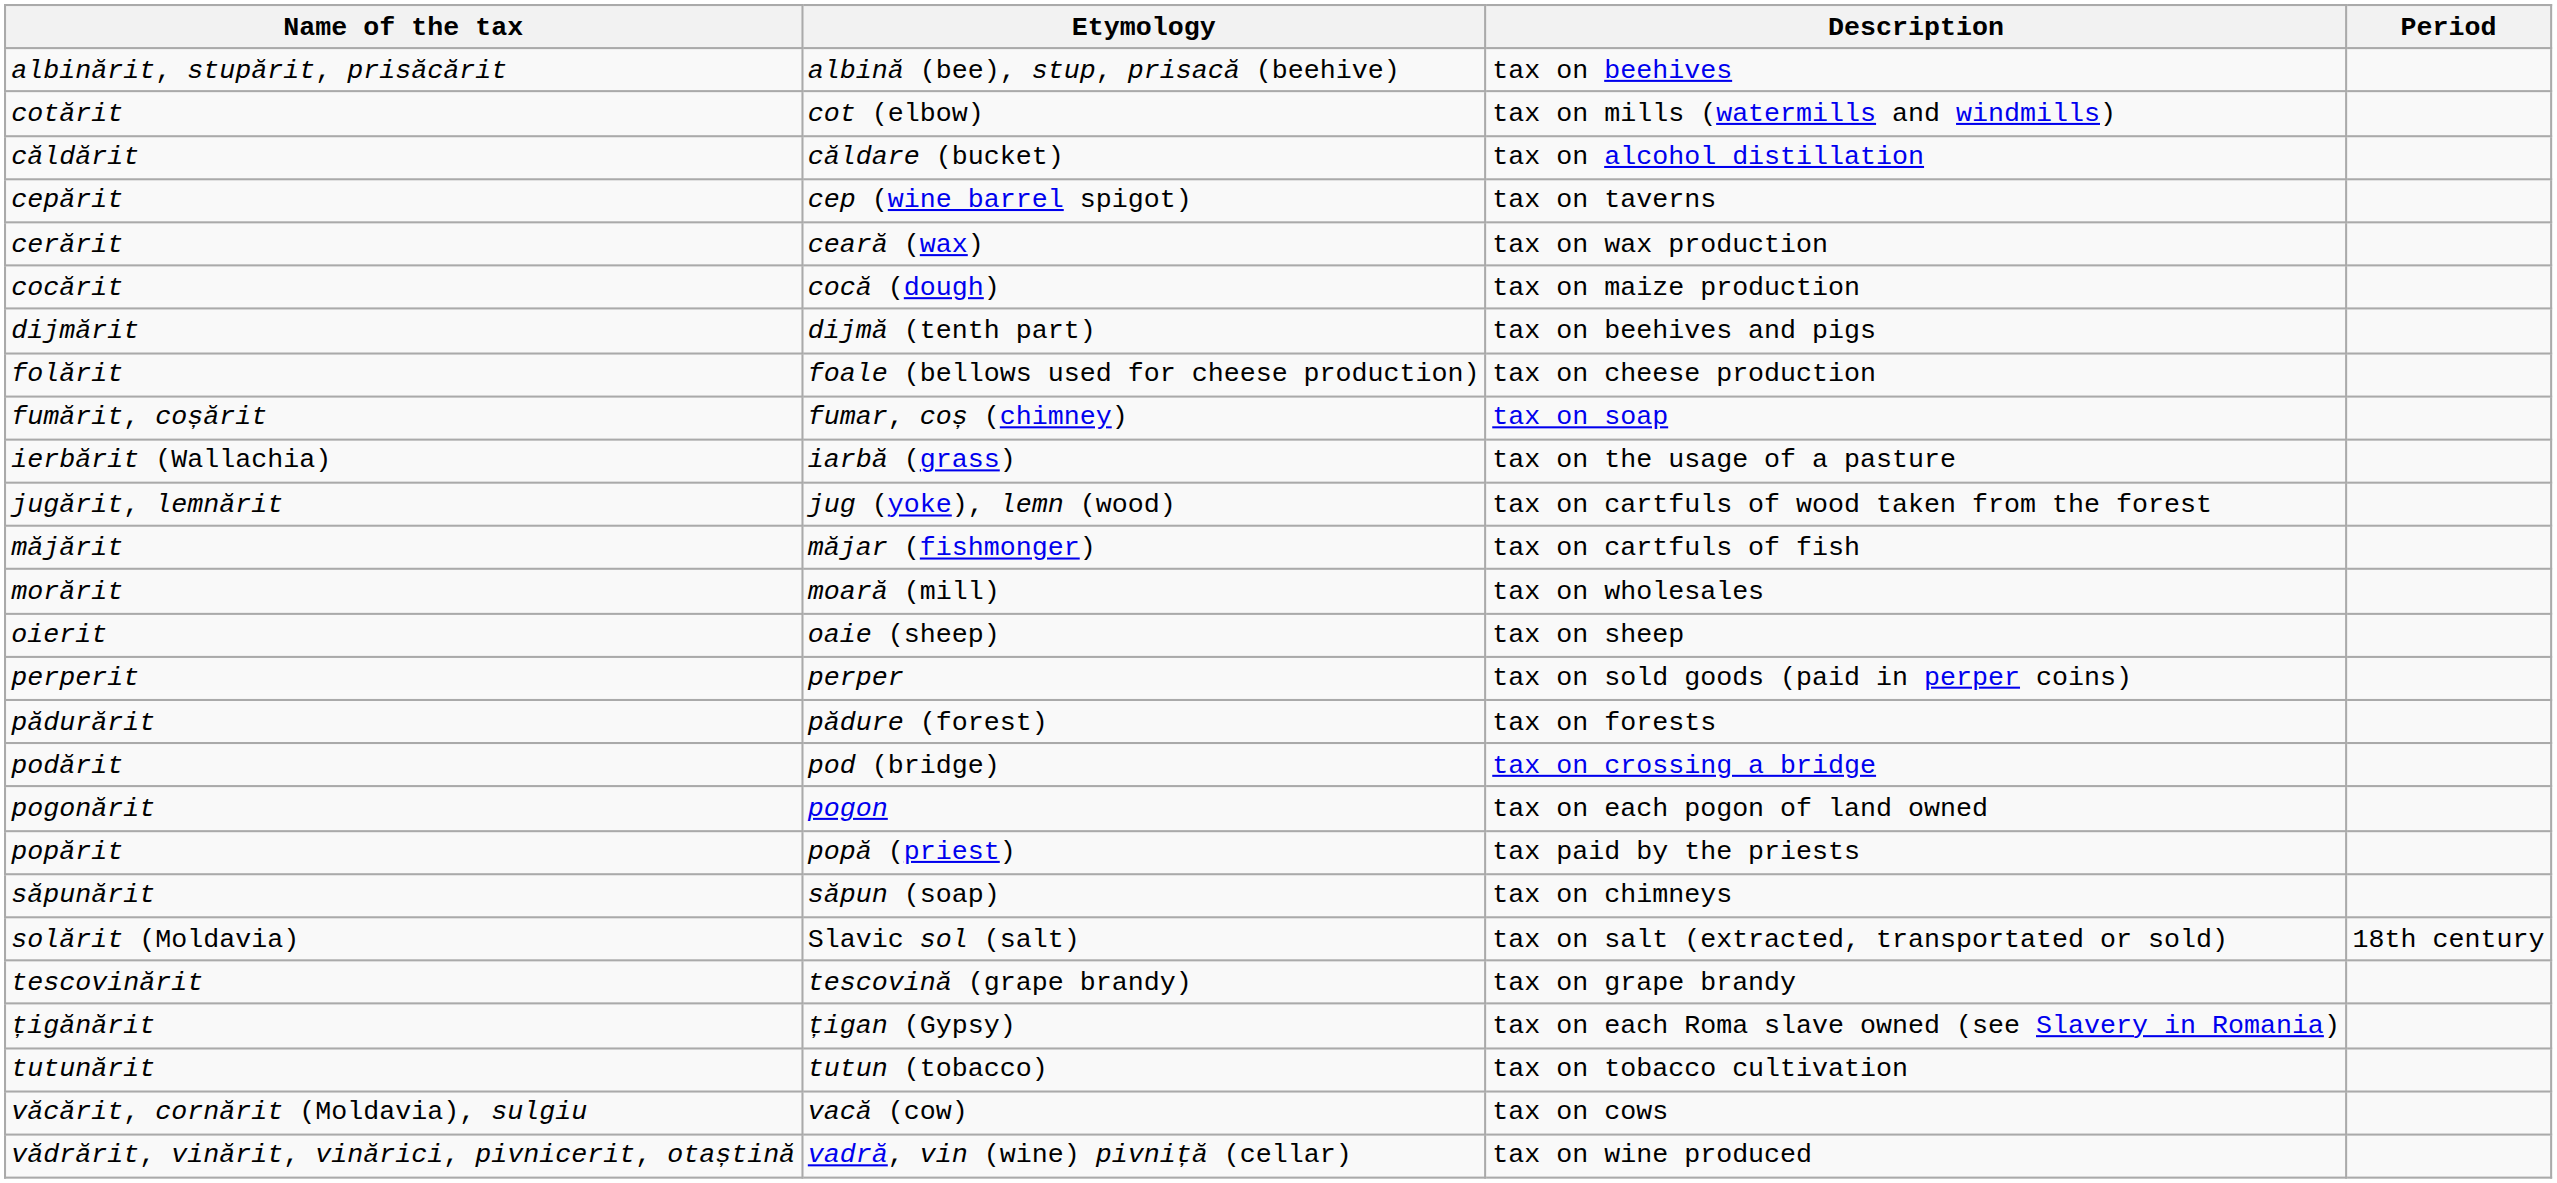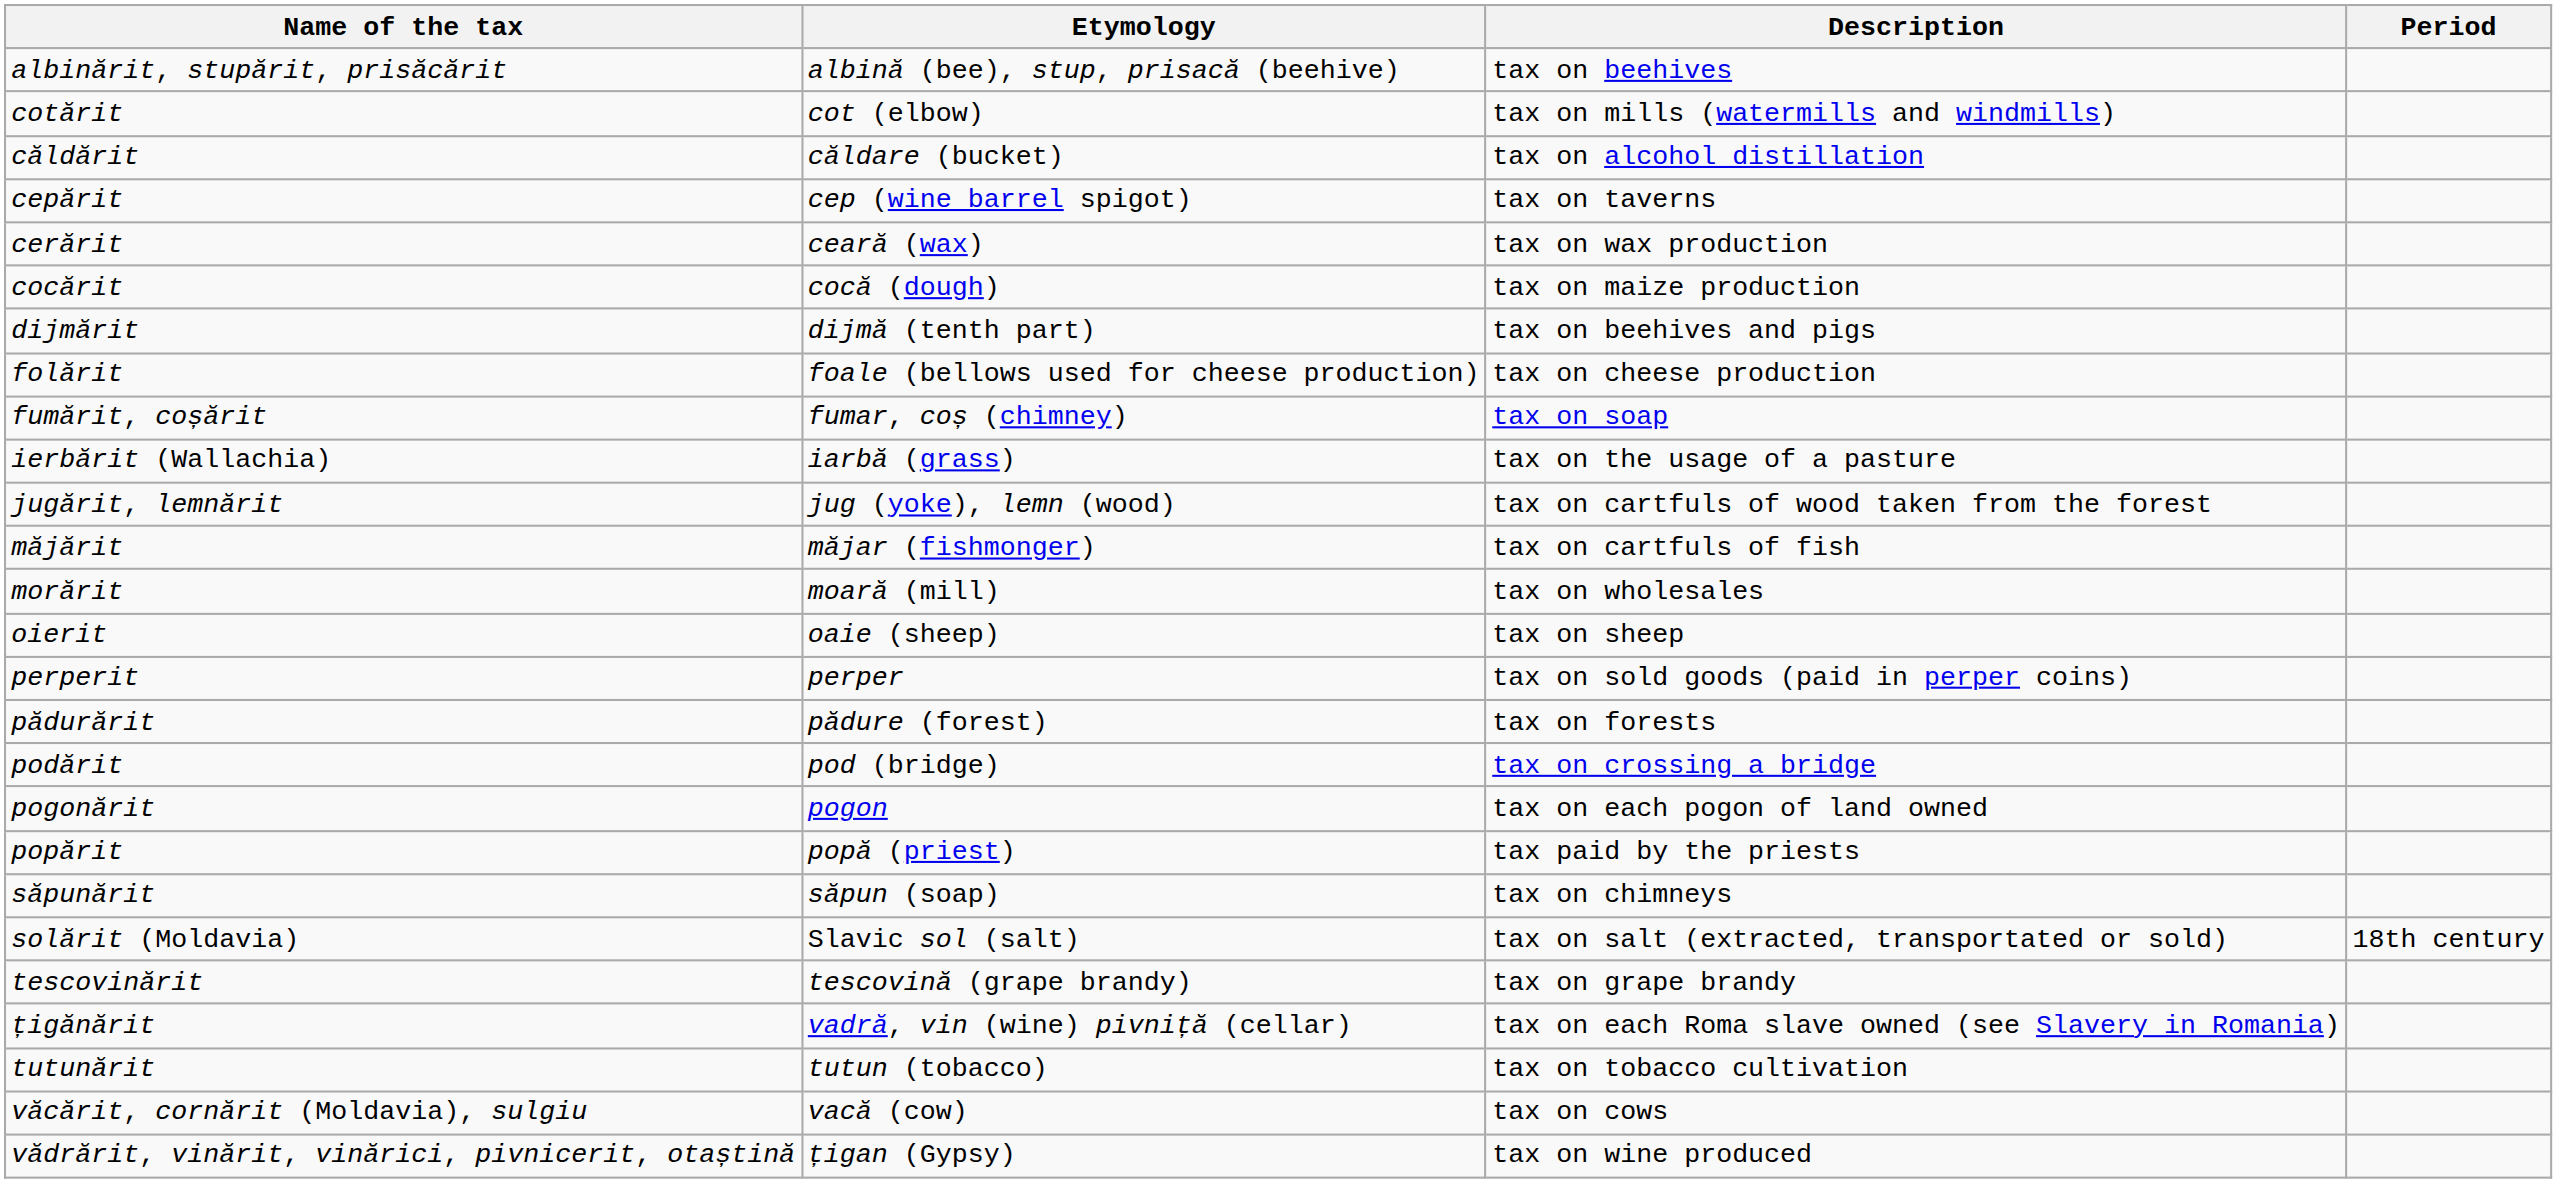(912, 1026) țigan (Gypsy) -> (1080, 1026) vadră, vin (wine) pivniță (cellar)
(1080, 1156) vadră, vin (wine) pivniță (cellar) -> (912, 1156) țigan (Gypsy)
